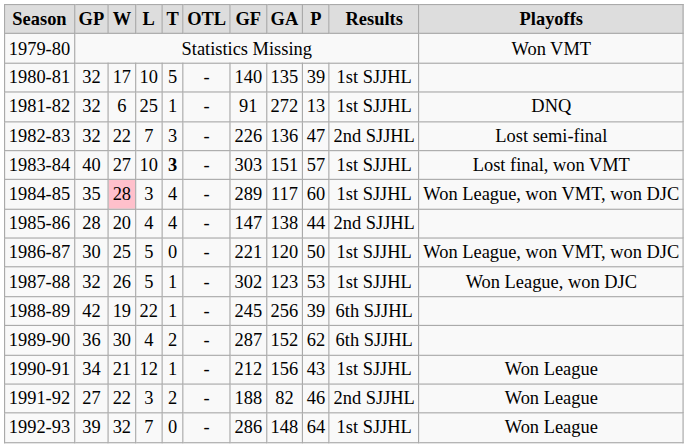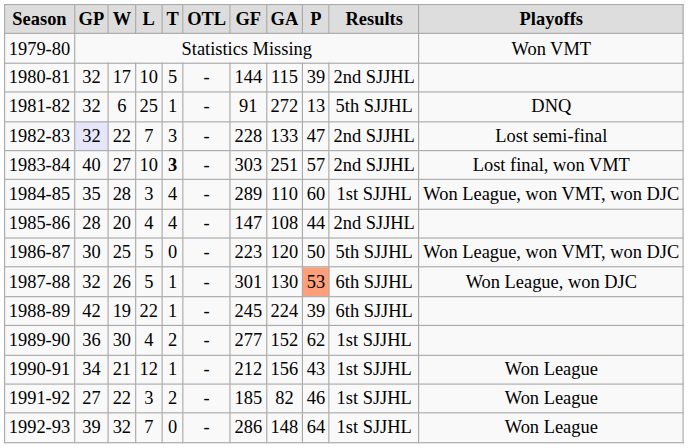(248, 77) 140 -> (248, 77) 144
(284, 77) 135 -> (284, 77) 115
(374, 77) 1st SJJHL -> (374, 77) 2nd SJJHL
(374, 106) 1st SJJHL -> (374, 106) 5th SJJHL
(91, 135) no background -> (91, 135) lavender background
(248, 135) 226 -> (248, 135) 228
(284, 135) 136 -> (284, 135) 133
(284, 164) 151 -> (284, 164) 251
(374, 164) 1st SJJHL -> (374, 164) 2nd SJJHL
(122, 194) pink background -> (122, 194) no background
(284, 194) 117 -> (284, 194) 110
(284, 223) 138 -> (284, 223) 108
(248, 252) 221 -> (248, 252) 223
(374, 252) 1st SJJHL -> (374, 252) 5th SJJHL
(248, 281) 302 -> (248, 281) 301
(284, 281) 123 -> (284, 281) 130
(316, 281) no background -> (316, 281) lightsalmon background
(374, 281) 1st SJJHL -> (374, 281) 6th SJJHL
(284, 310) 256 -> (284, 310) 224
(248, 340) 287 -> (248, 340) 277
(374, 340) 6th SJJHL -> (374, 340) 1st SJJHL
(248, 398) 188 -> (248, 398) 185
(374, 398) 2nd SJJHL -> (374, 398) 1st SJJHL
